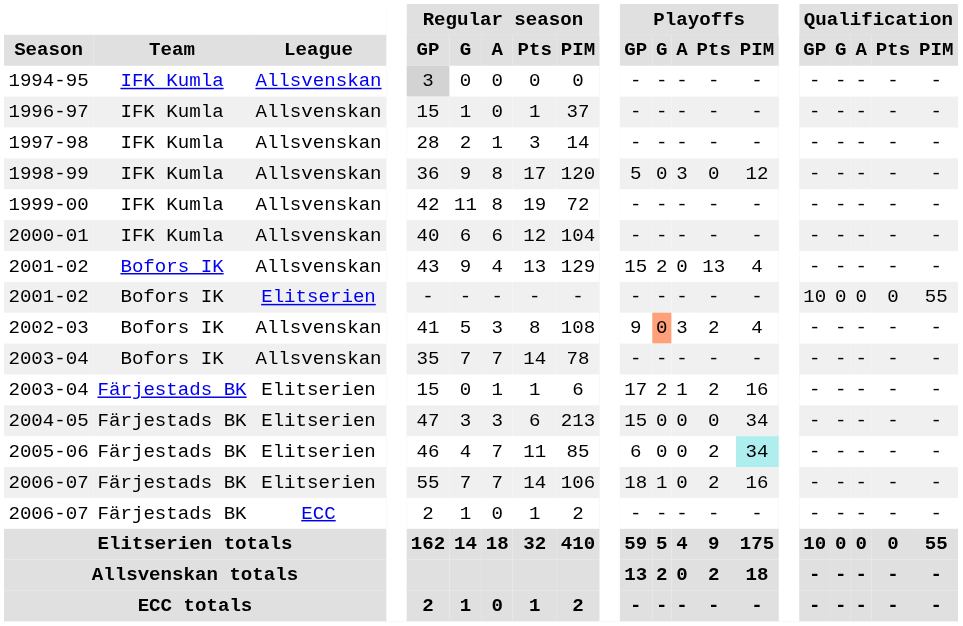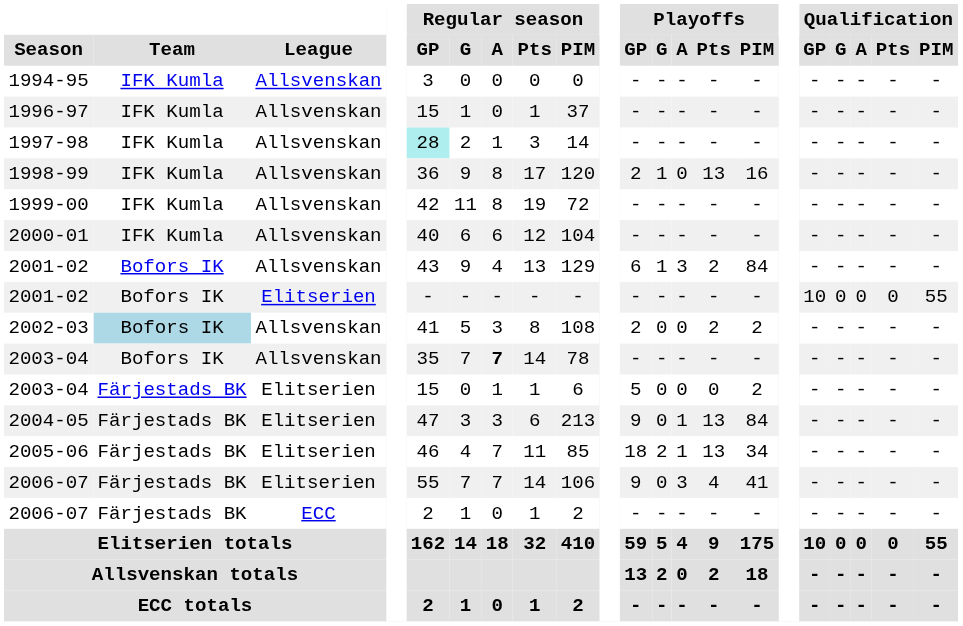(428, 81) lightgrey background -> (428, 81) no background
(428, 143) no background -> (428, 143) paleturquoise background
(636, 174) 5 -> (636, 174) 2
(662, 174) 0 -> (662, 174) 1
(682, 174) 3 -> (682, 174) 0
(714, 174) 0 -> (714, 174) 13
(757, 174) 12 -> (757, 174) 16
(636, 266) 15 -> (636, 266) 6
(662, 266) 2 -> (662, 266) 1
(682, 266) 0 -> (682, 266) 3
(714, 266) 13 -> (714, 266) 2
(757, 266) 4 -> (757, 266) 84
(172, 328) no background -> (172, 328) lightblue background
(636, 328) 9 -> (636, 328) 2
(662, 328) lightsalmon background -> (662, 328) no background
(682, 328) 3 -> (682, 328) 0
(757, 328) 4 -> (757, 328) 2
(497, 359) normal -> (497, 359) bold
(636, 390) 17 -> (636, 390) 5
(662, 390) 2 -> (662, 390) 0
(682, 390) 1 -> (682, 390) 0
(714, 390) 2 -> (714, 390) 0
(757, 390) 16 -> (757, 390) 2
(636, 421) 15 -> (636, 421) 9
(682, 421) 0 -> (682, 421) 1
(714, 421) 0 -> (714, 421) 13
(757, 421) 34 -> (757, 421) 84
(636, 452) 6 -> (636, 452) 18
(662, 452) 0 -> (662, 452) 2
(682, 452) 0 -> (682, 452) 1
(714, 452) 2 -> (714, 452) 13
(757, 452) paleturquoise background -> (757, 452) no background
(636, 482) 18 -> (636, 482) 9
(662, 482) 1 -> (662, 482) 0
(682, 482) 0 -> (682, 482) 3
(714, 482) 2 -> (714, 482) 4
(757, 482) 16 -> (757, 482) 41
